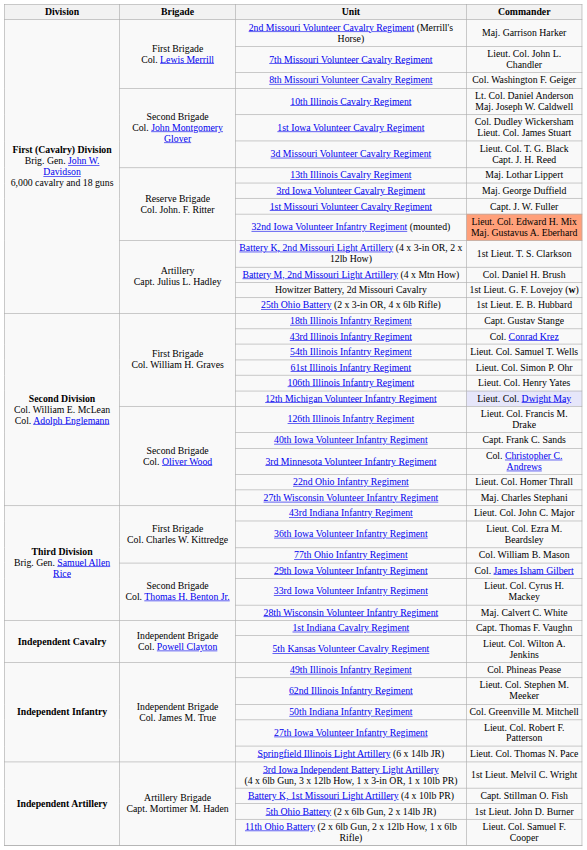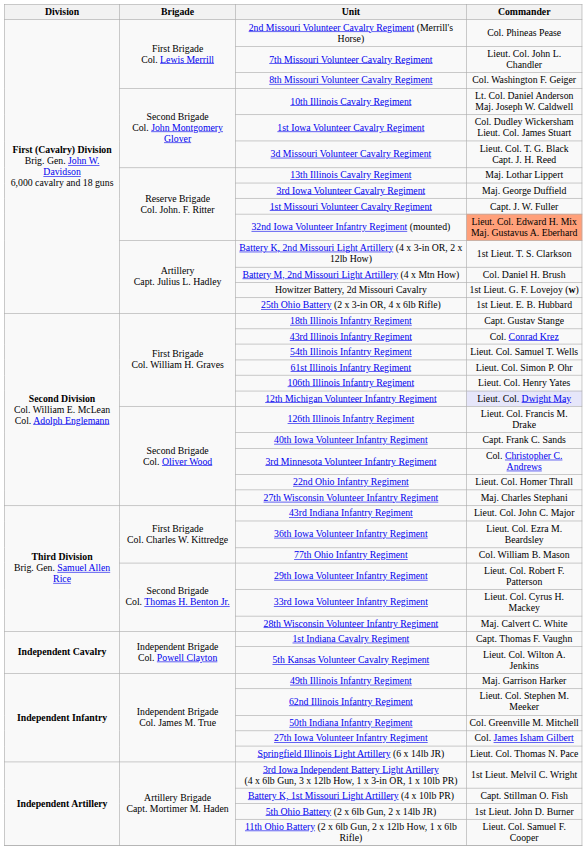(524, 33) Maj. Garrison Harker -> (524, 33) Col. Phineas Pease
(524, 570) Col. James Isham Gilbert -> (524, 576) Lieut. Col. Robert F. Patterson
(524, 670) Col. Phineas Pease -> (524, 681) Maj. Garrison Harker
(524, 733) Lieut. Col. Robert F. Patterson -> (524, 738) Col. James Isham Gilbert
